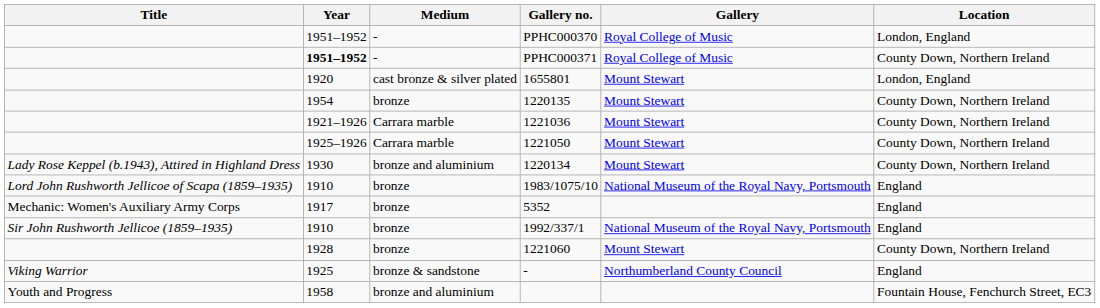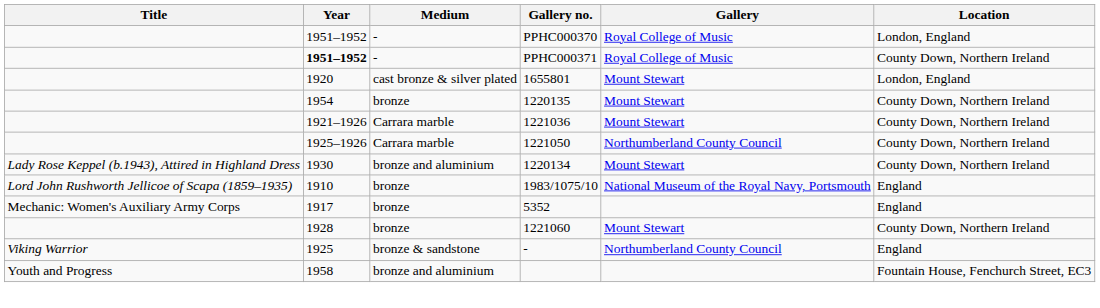(644, 143) Mount Stewart -> (693, 143) Northumberland County Council
- row: (554, 228)
